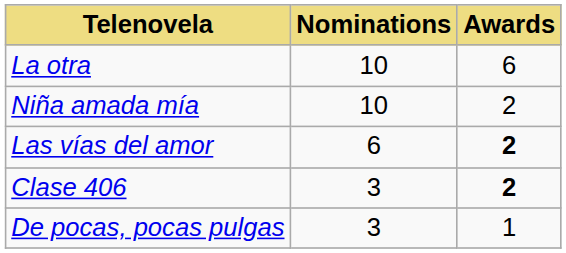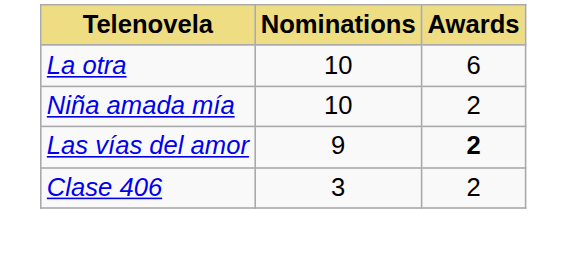(374, 146) 6 -> (338, 146) 9
(509, 187) bold -> (474, 187) normal
- row: (148, 227)
